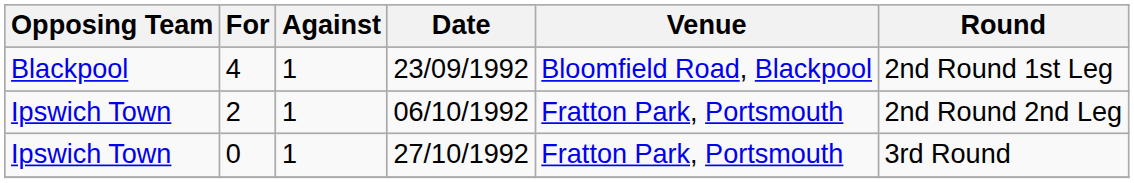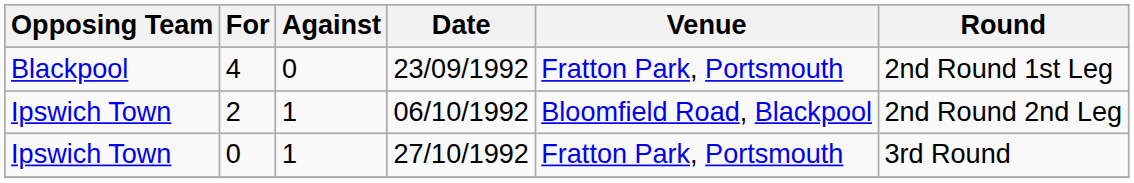(289, 68) 1 -> (289, 68) 0
(707, 68) Bloomfield Road, Blackpool -> (692, 68) Fratton Park, Portsmouth
(692, 111) Fratton Park, Portsmouth -> (707, 111) Bloomfield Road, Blackpool
